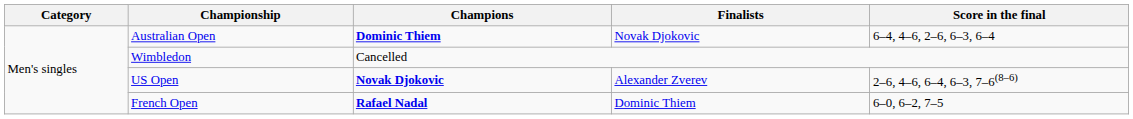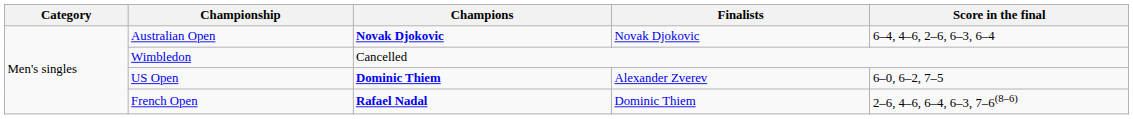(398, 36) Dominic Thiem -> (400, 36) Novak Djokovic
(400, 80) Novak Djokovic -> (398, 78) Dominic Thiem
(945, 80) 2–6, 4–6, 6–4, 6–3, 7–6(8–6) -> (908, 78) 6–0, 6–2, 7–5
(908, 103) 6–0, 6–2, 7–5 -> (945, 101) 2–6, 4–6, 6–4, 6–3, 7–6(8–6)
